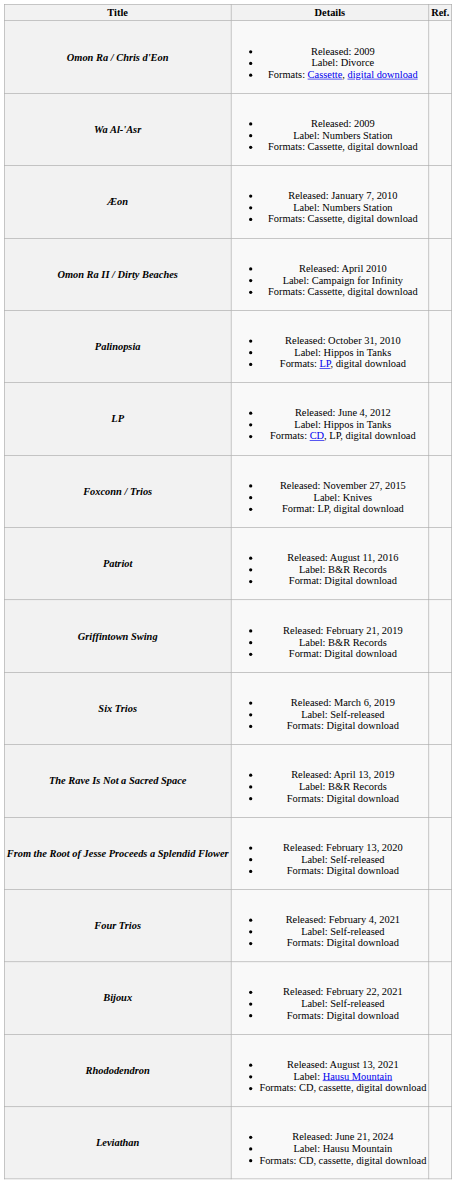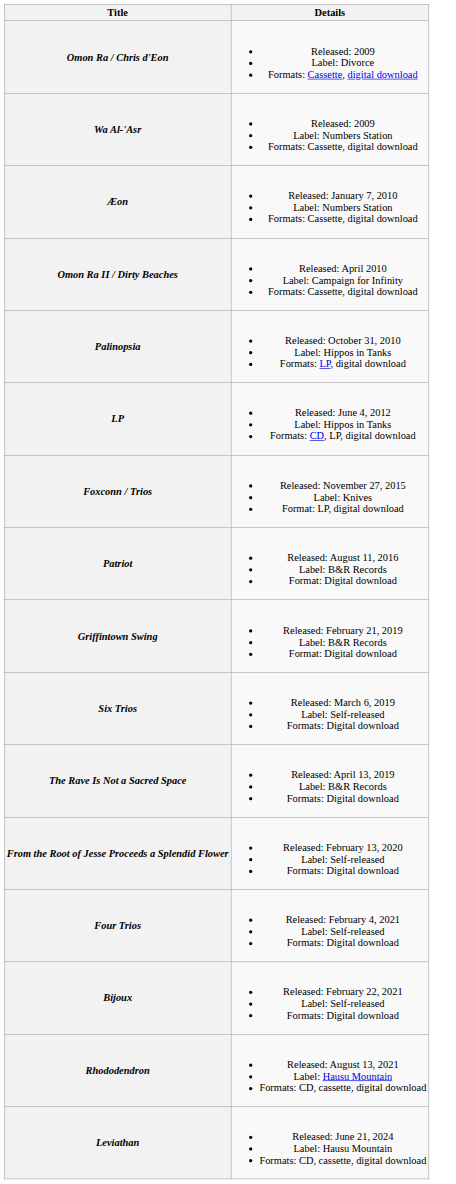- column: (440, 12)
